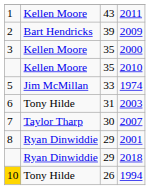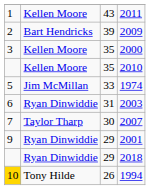(49, 103) Tony Hilde -> (61, 103) Ryan Dinwiddie
(10, 139) 8 -> (10, 139) 9
